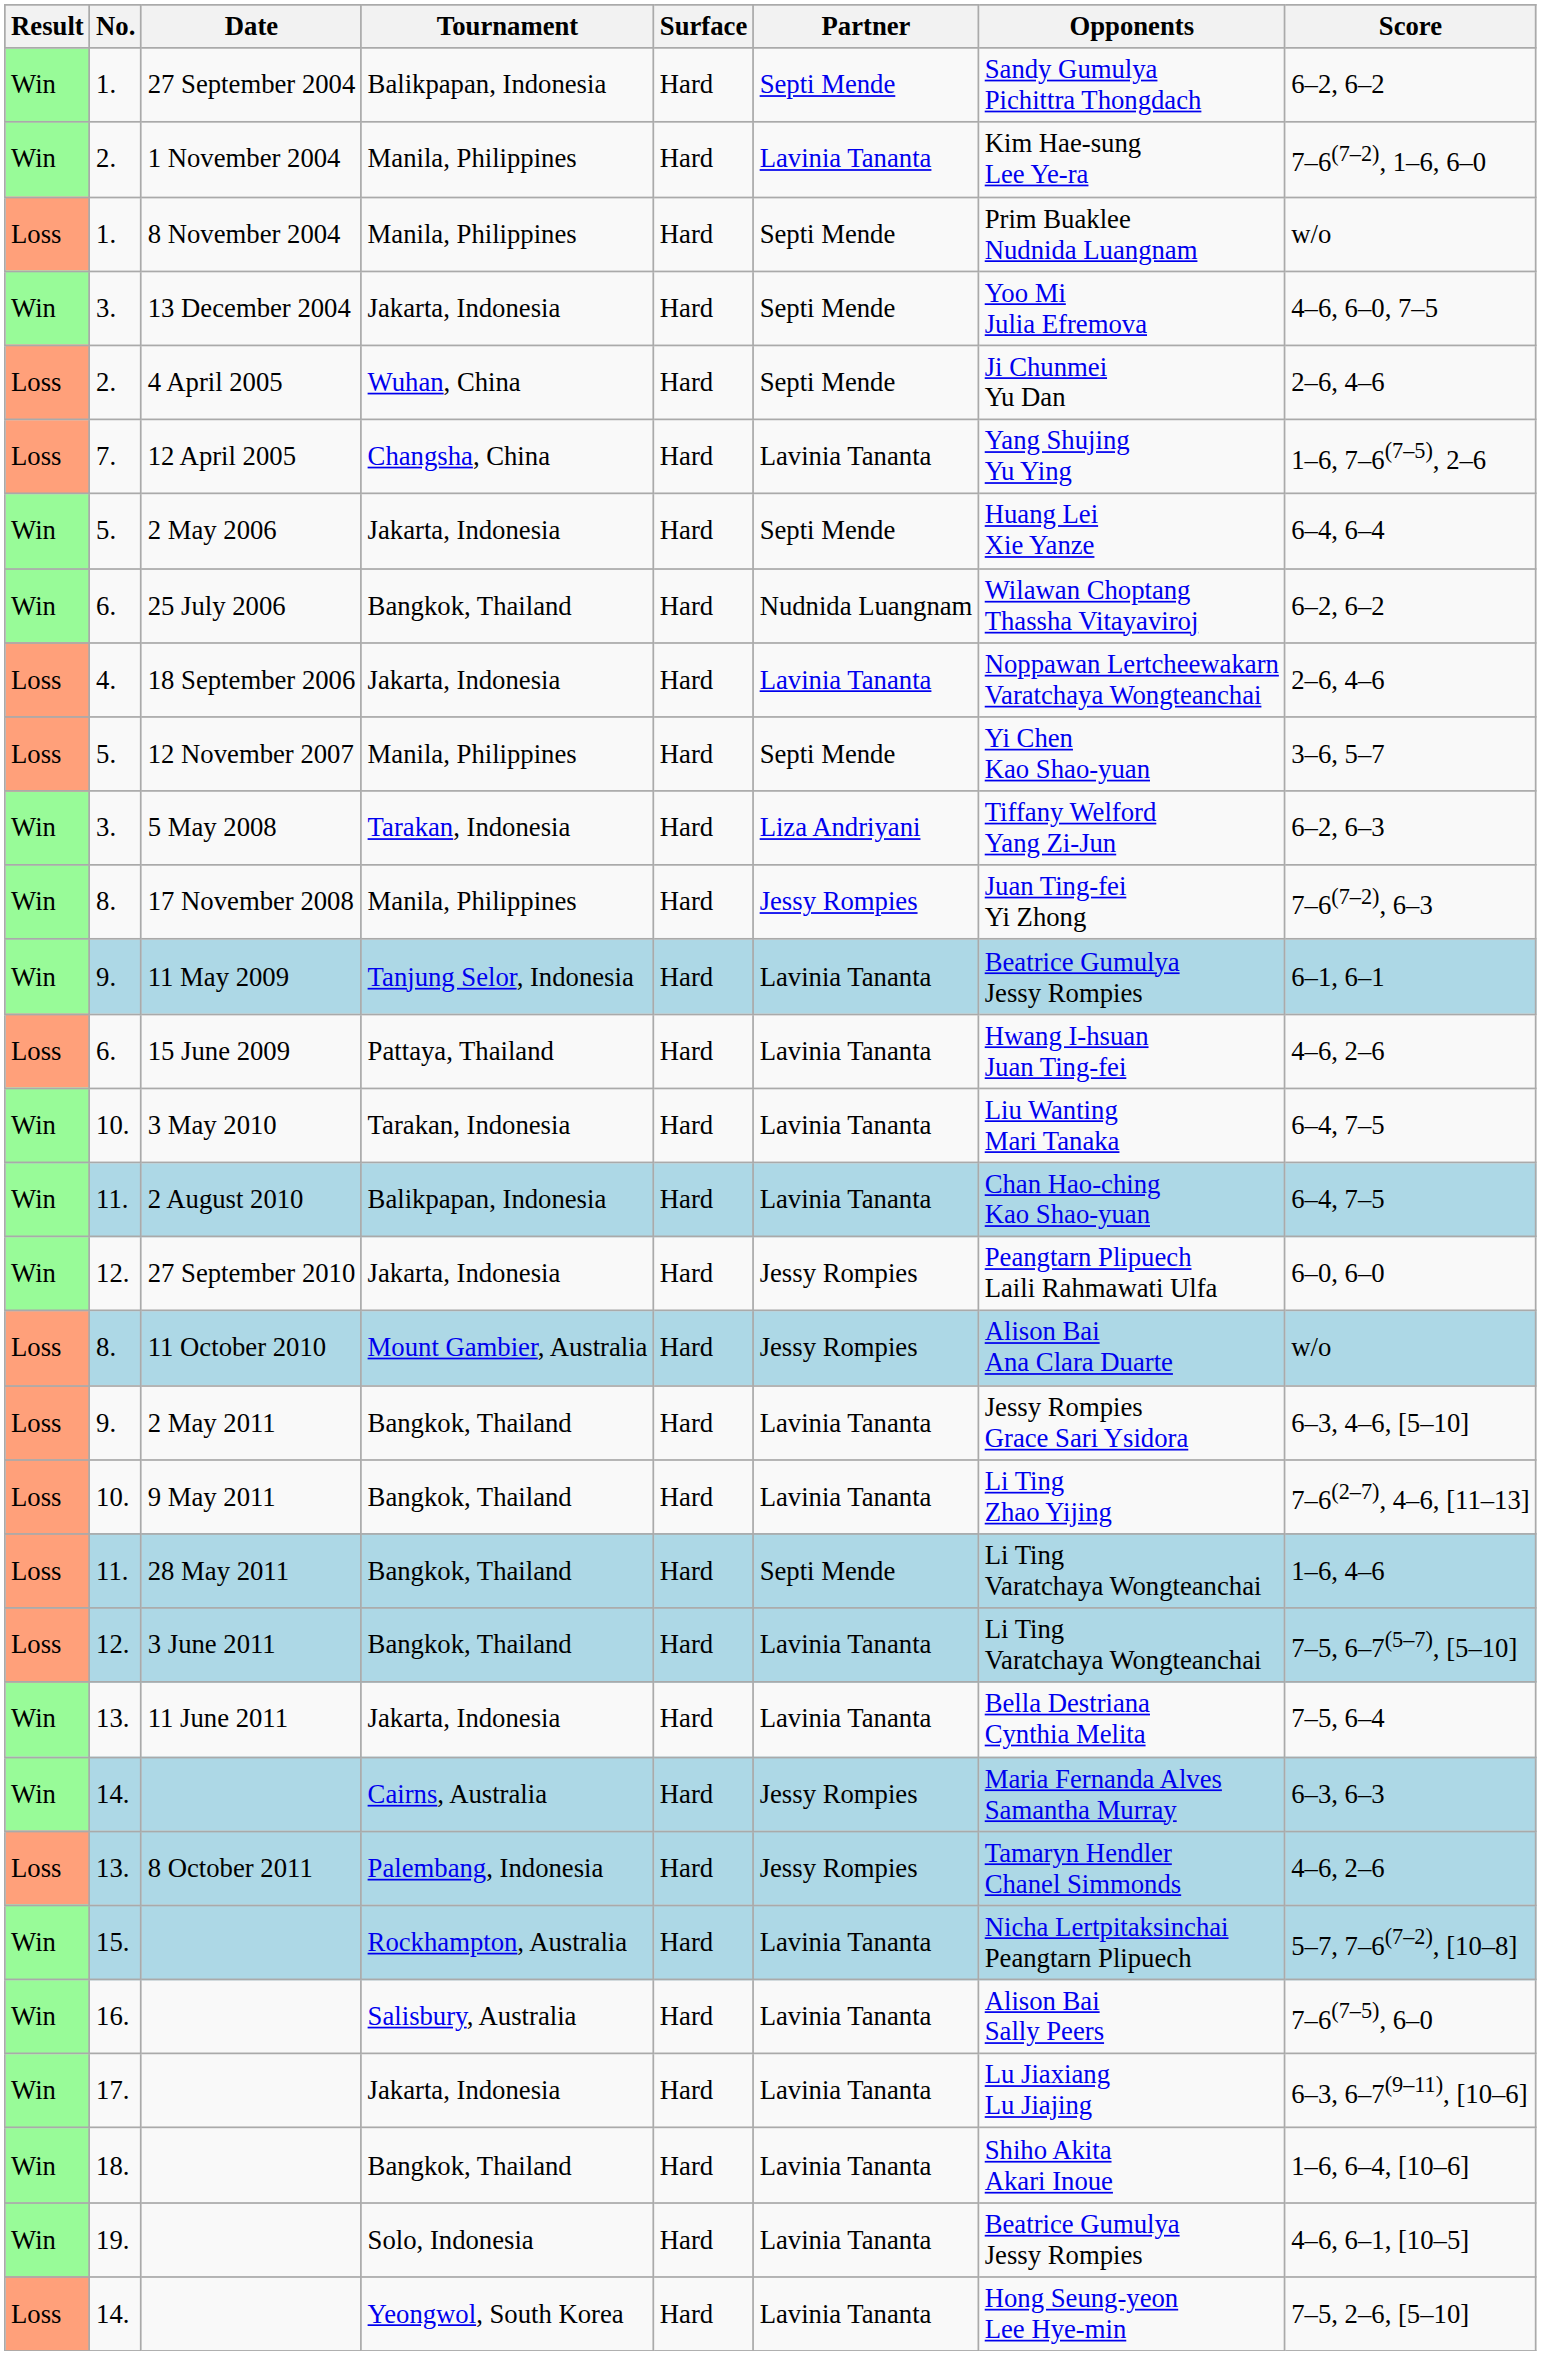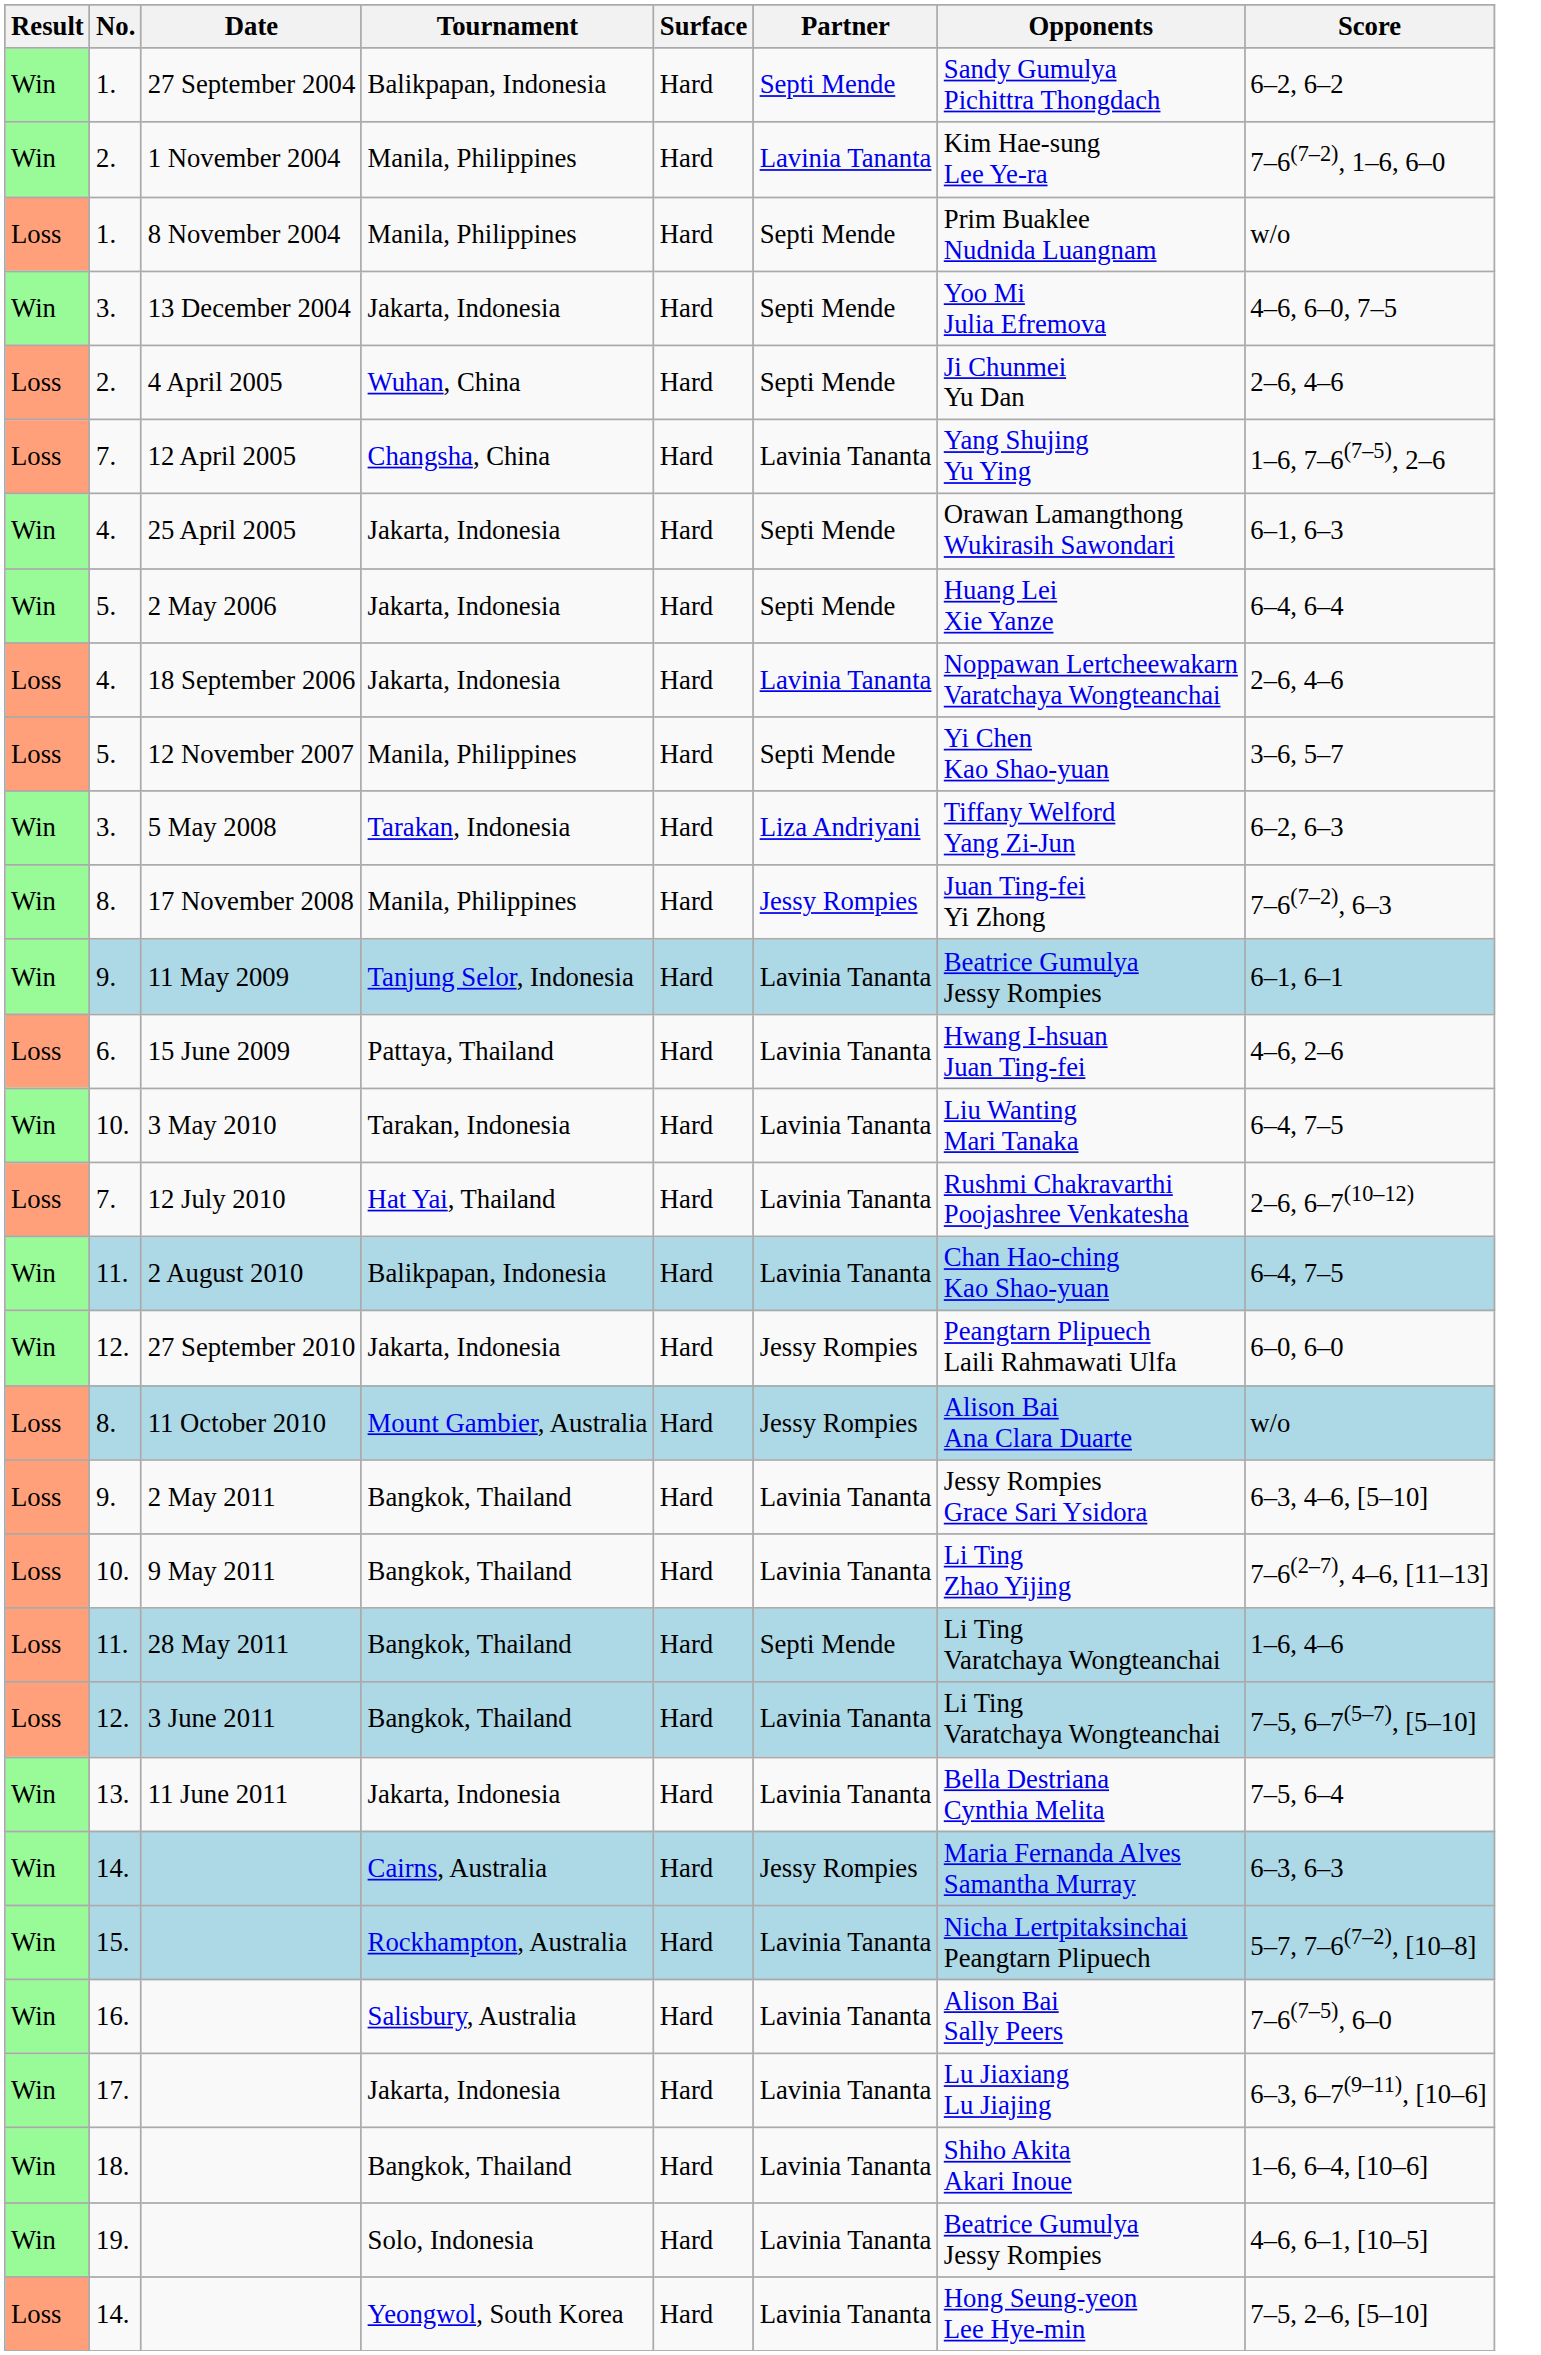+ row: (222, 530)
- row: (217, 604)
+ row: (217, 1198)
- row: (230, 1867)
